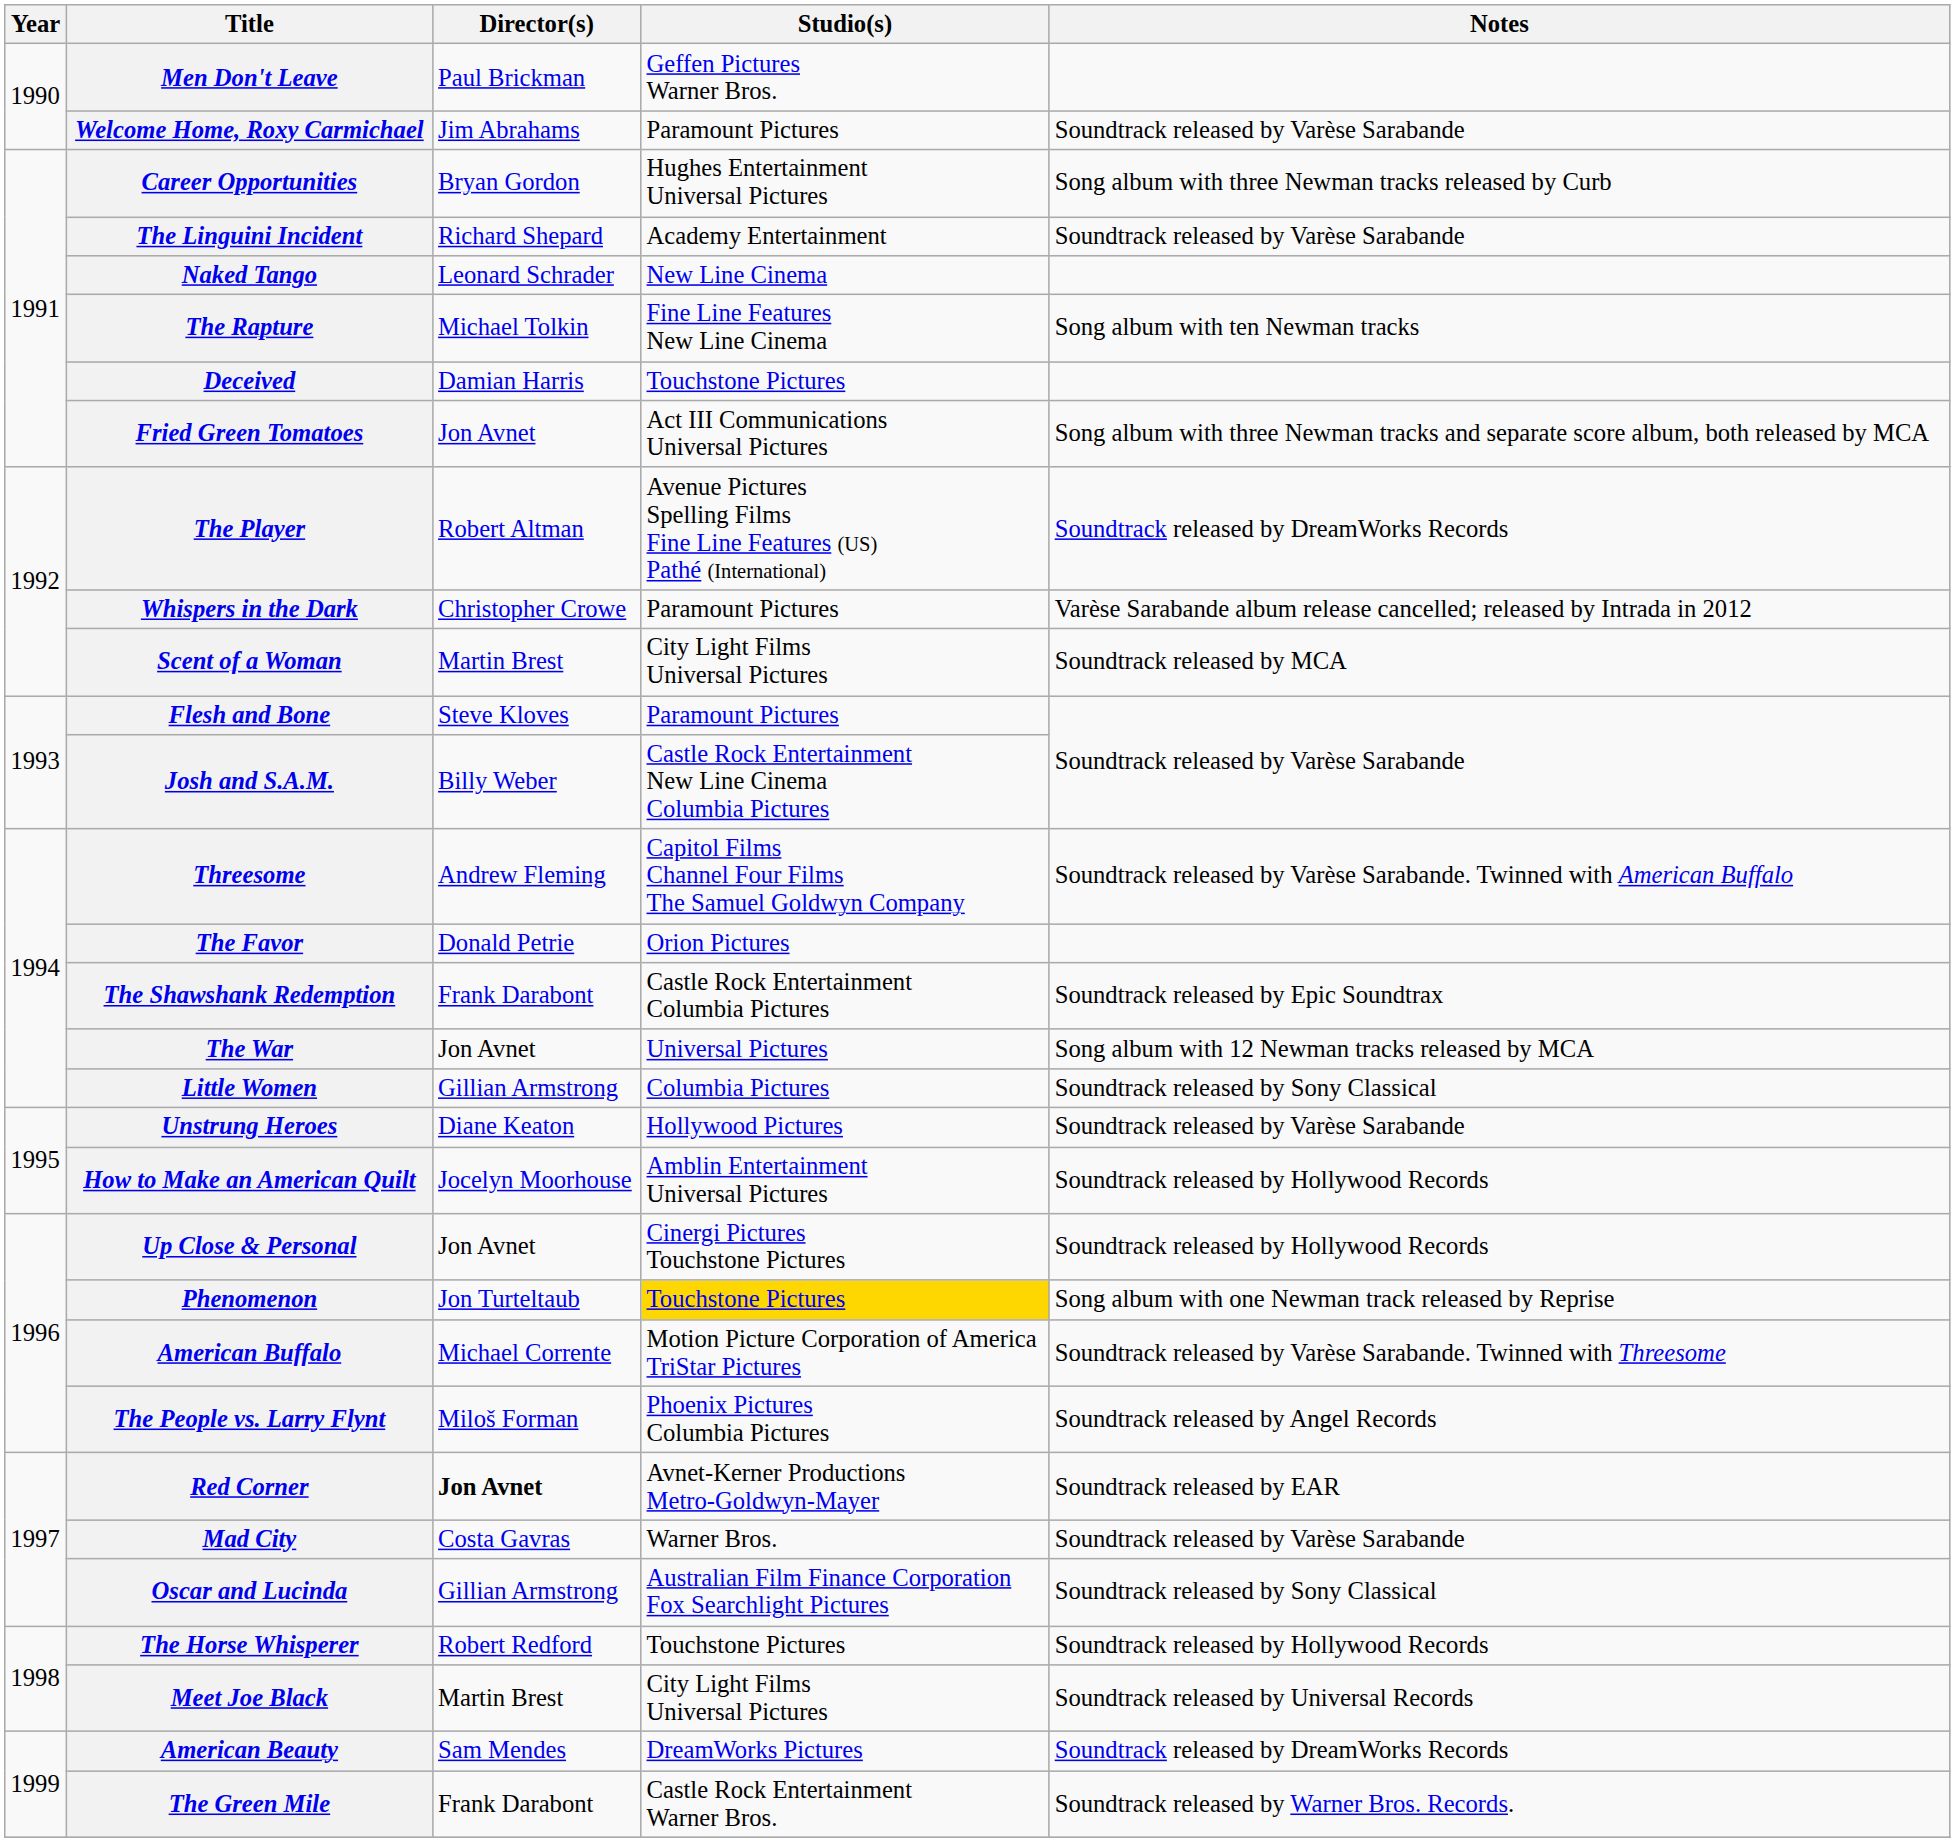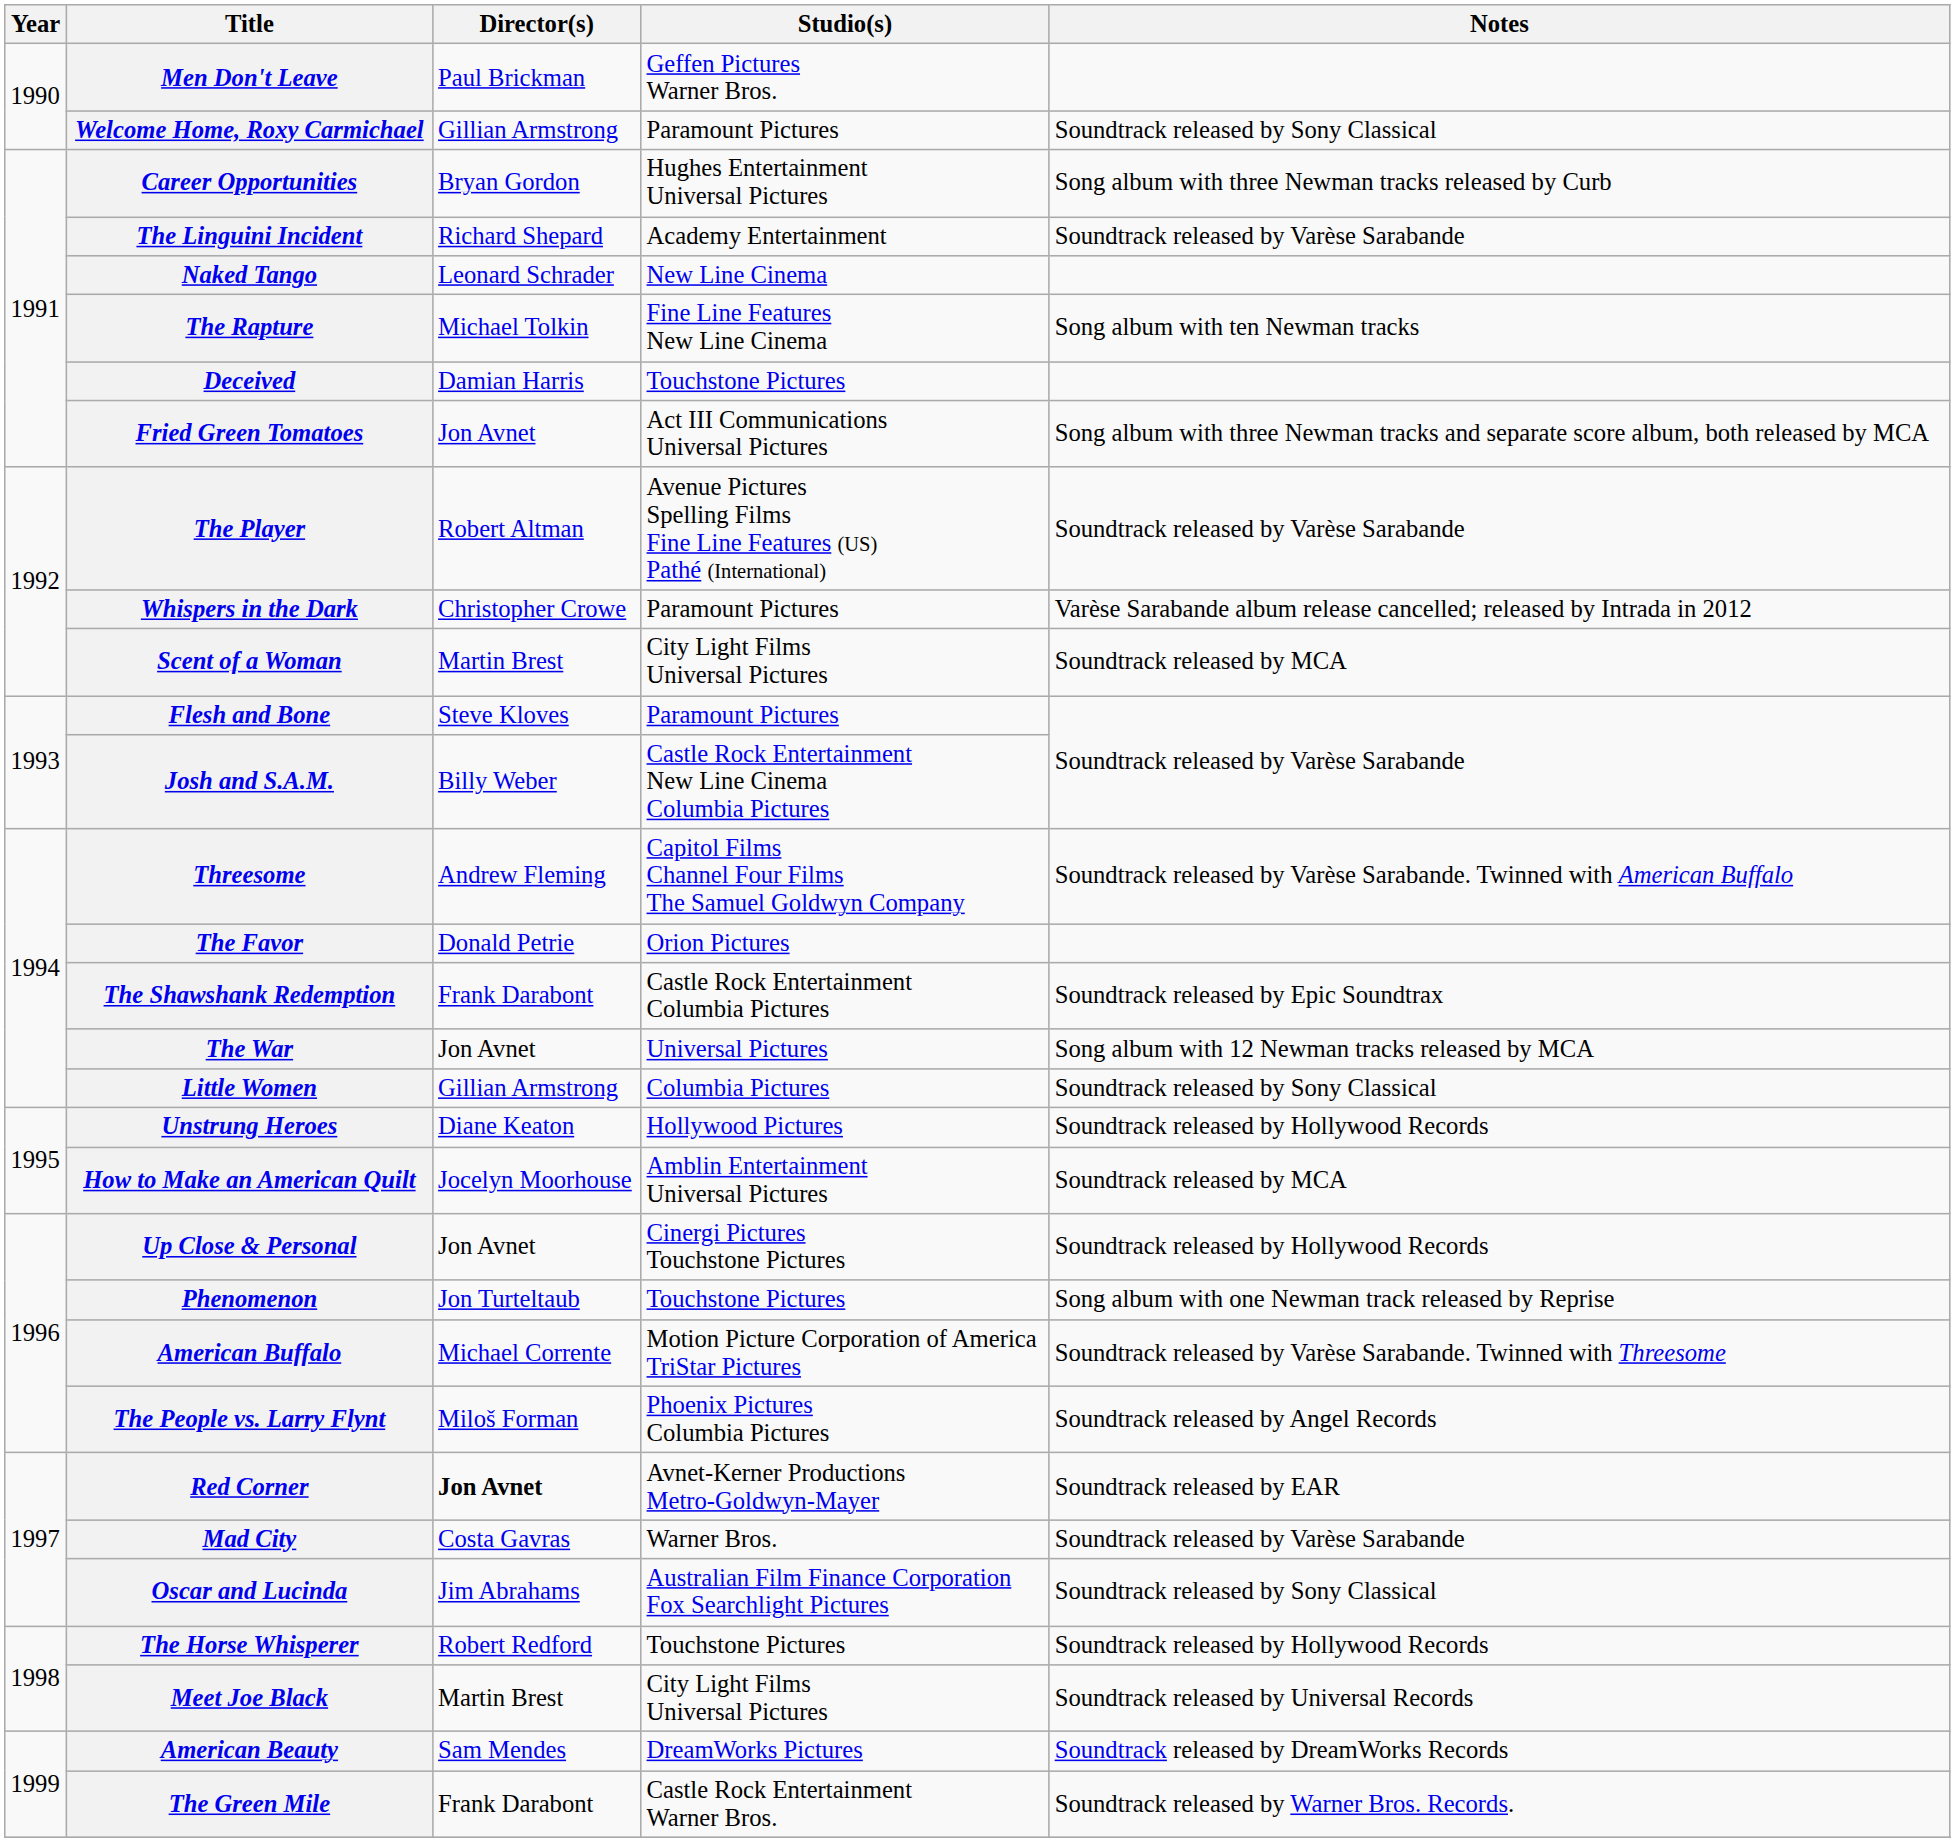(509, 129) Jim Abrahams -> (528, 129) Gillian Armstrong
(1260, 129) Soundtrack released by Varèse Sarabande -> (1246, 129) Soundtrack released by Sony Classical
(1282, 528) Soundtrack released by DreamWorks Records -> (1260, 528) Soundtrack released by Varèse Sarabande
(1260, 1126) Soundtrack released by Varèse Sarabande -> (1272, 1126) Soundtrack released by Hollywood Records
(1272, 1179) Soundtrack released by Hollywood Records -> (1201, 1179) Soundtrack released by MCA
(746, 1299) gold background -> (746, 1299) no background
(528, 1591) Gillian Armstrong -> (509, 1591) Jim Abrahams
